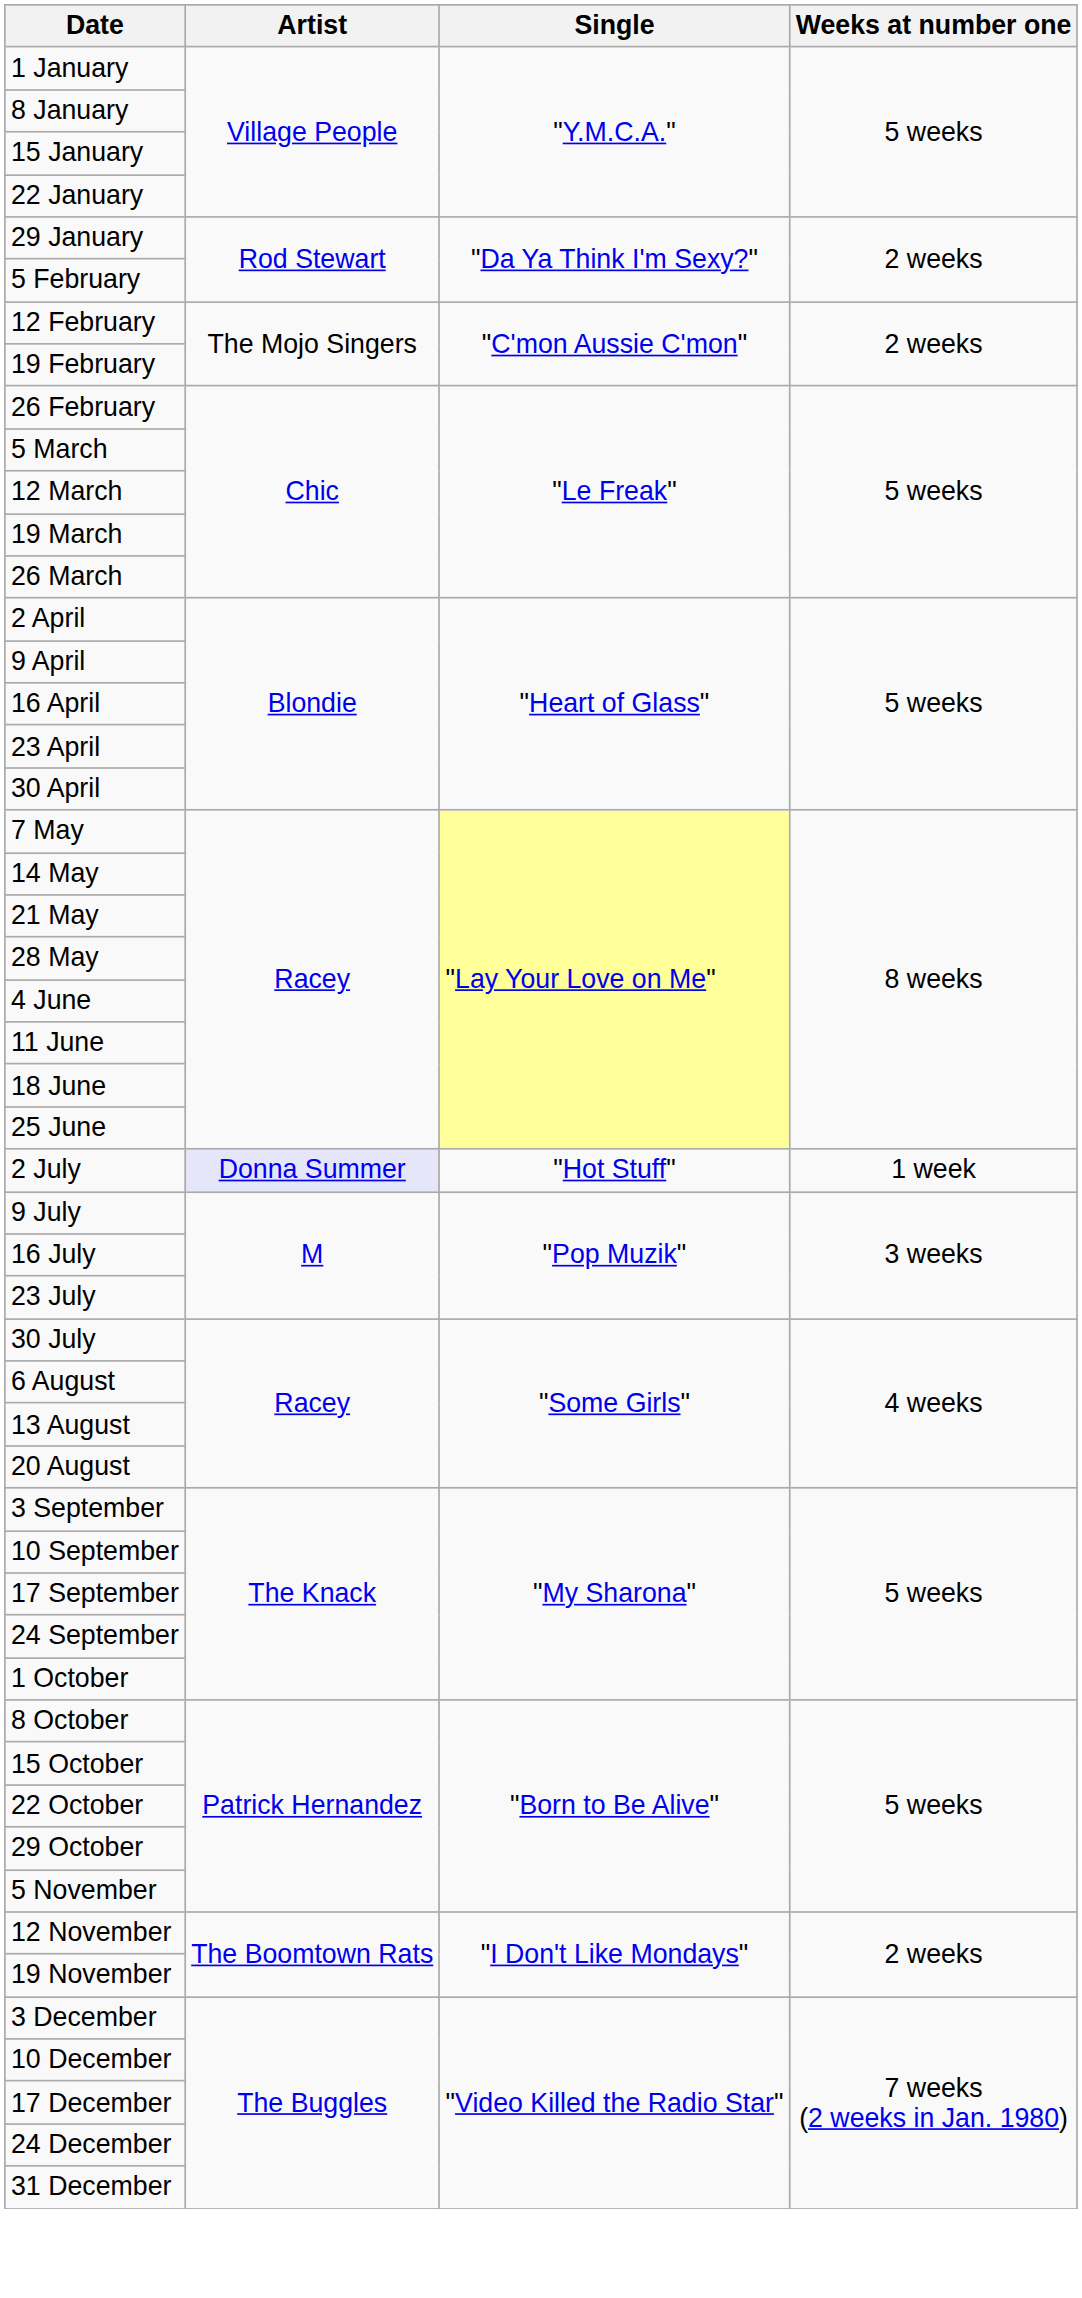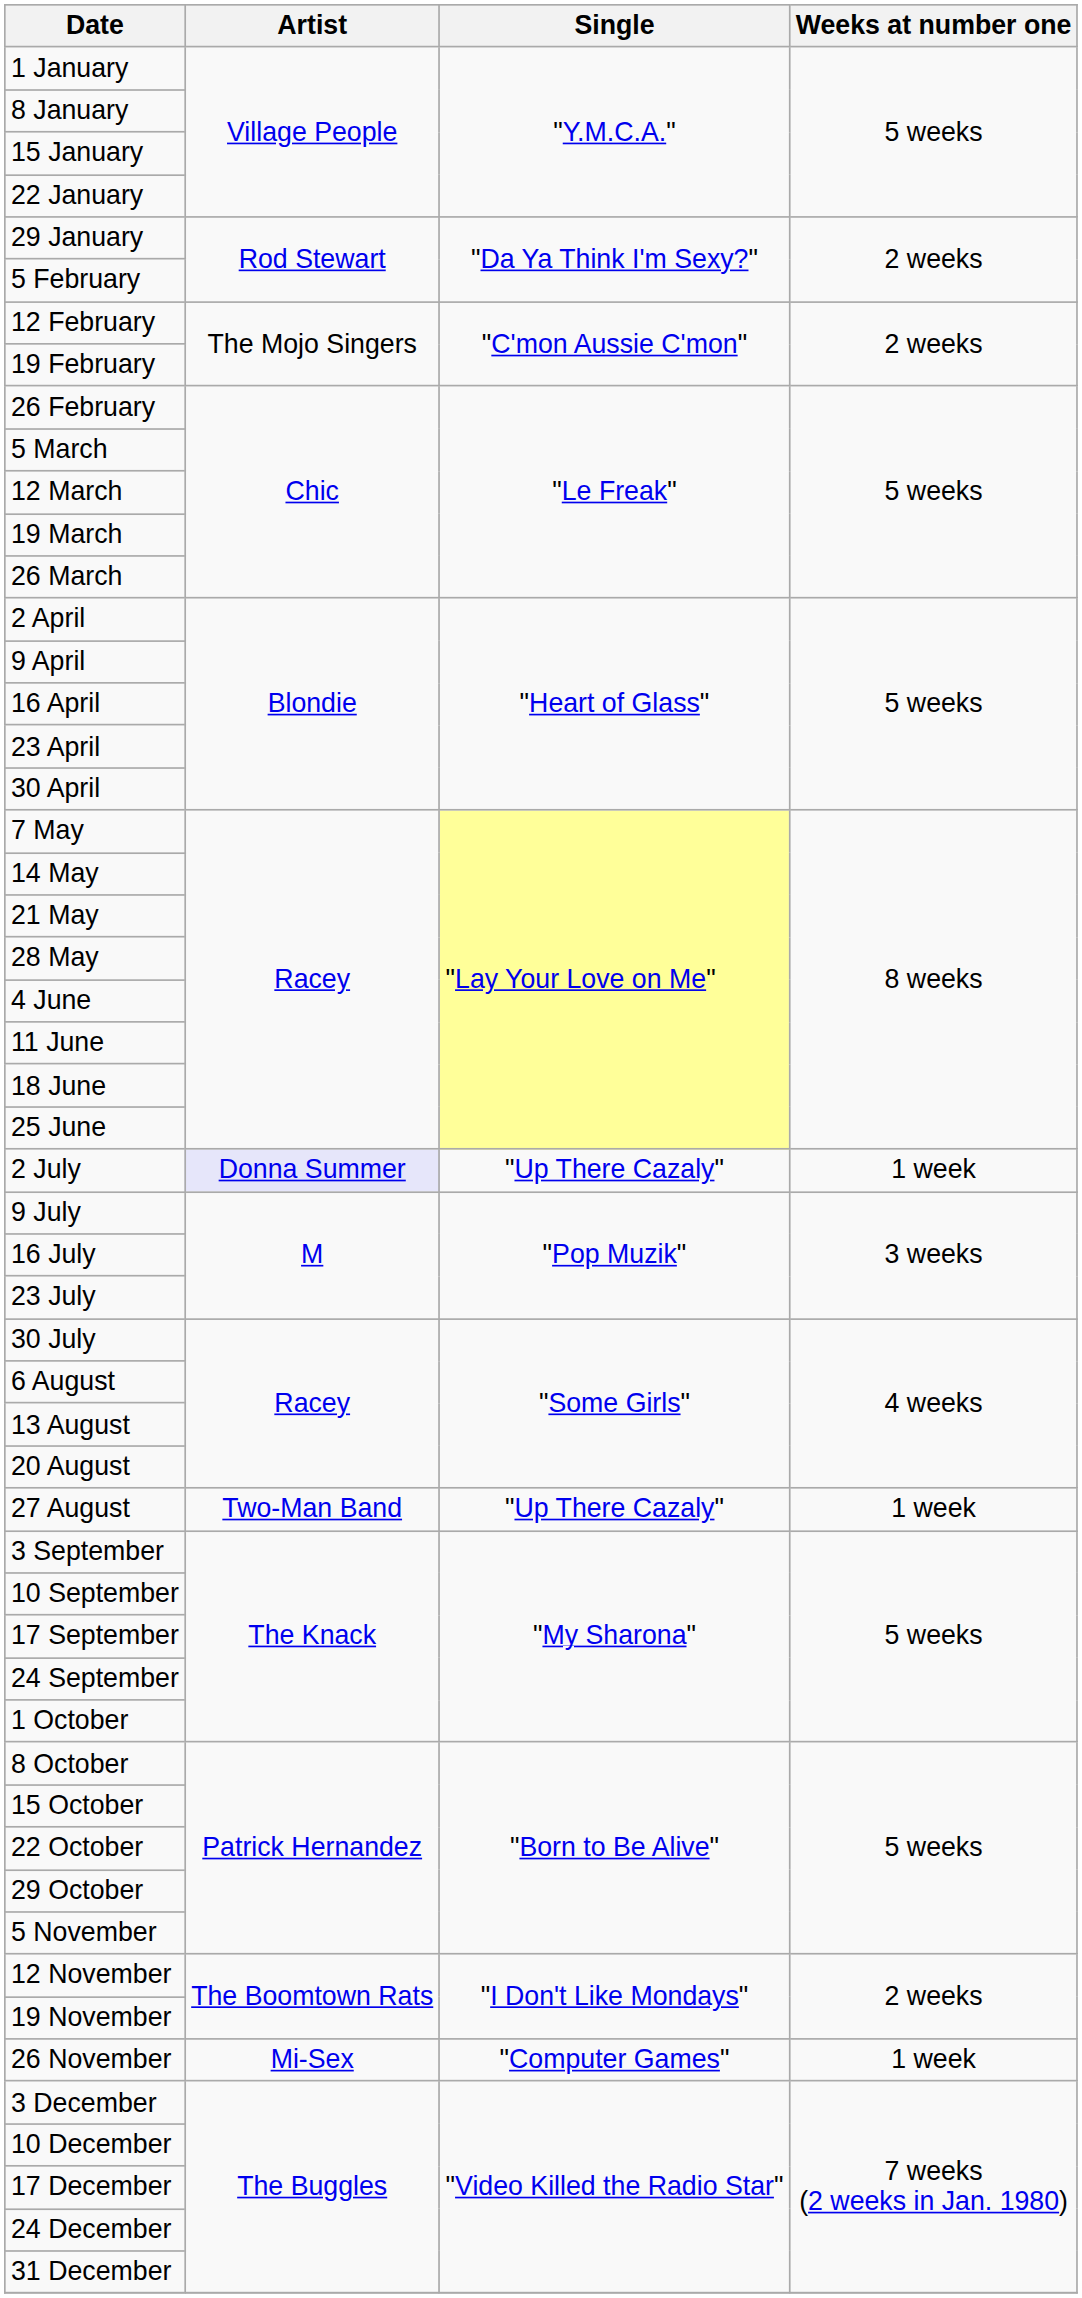(614, 1169) "Hot Stuff" -> (614, 1169) "Up There Cazaly"
+ row: (70, 1508)
+ row: (91, 2059)
